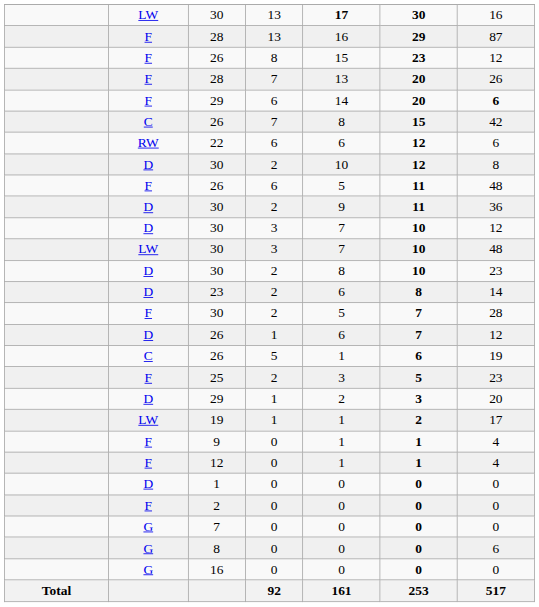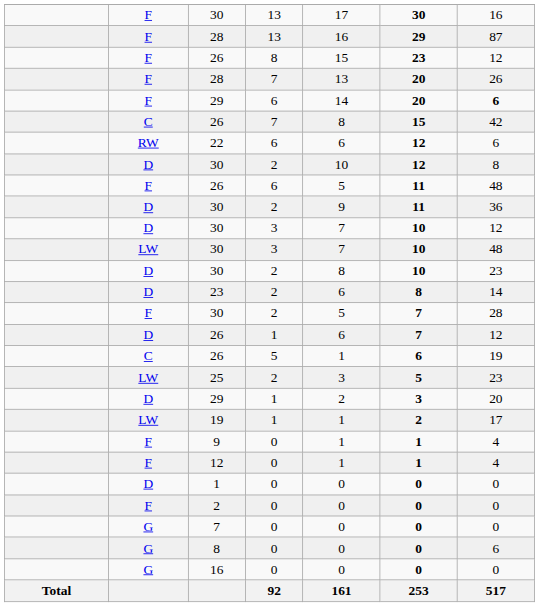(148, 15) LW -> (148, 15) F
(342, 15) bold -> (342, 15) normal
(148, 377) F -> (148, 377) LW
